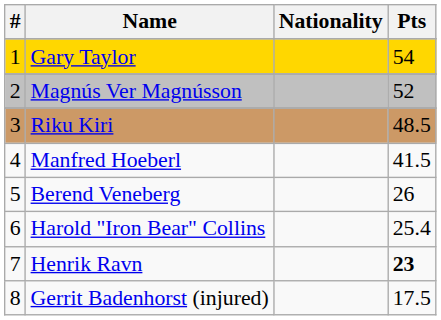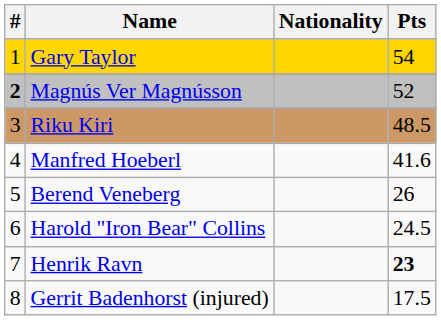(15, 90) normal -> (15, 90) bold
(412, 159) 41.5 -> (412, 159) 41.6
(412, 228) 25.4 -> (412, 228) 24.5
